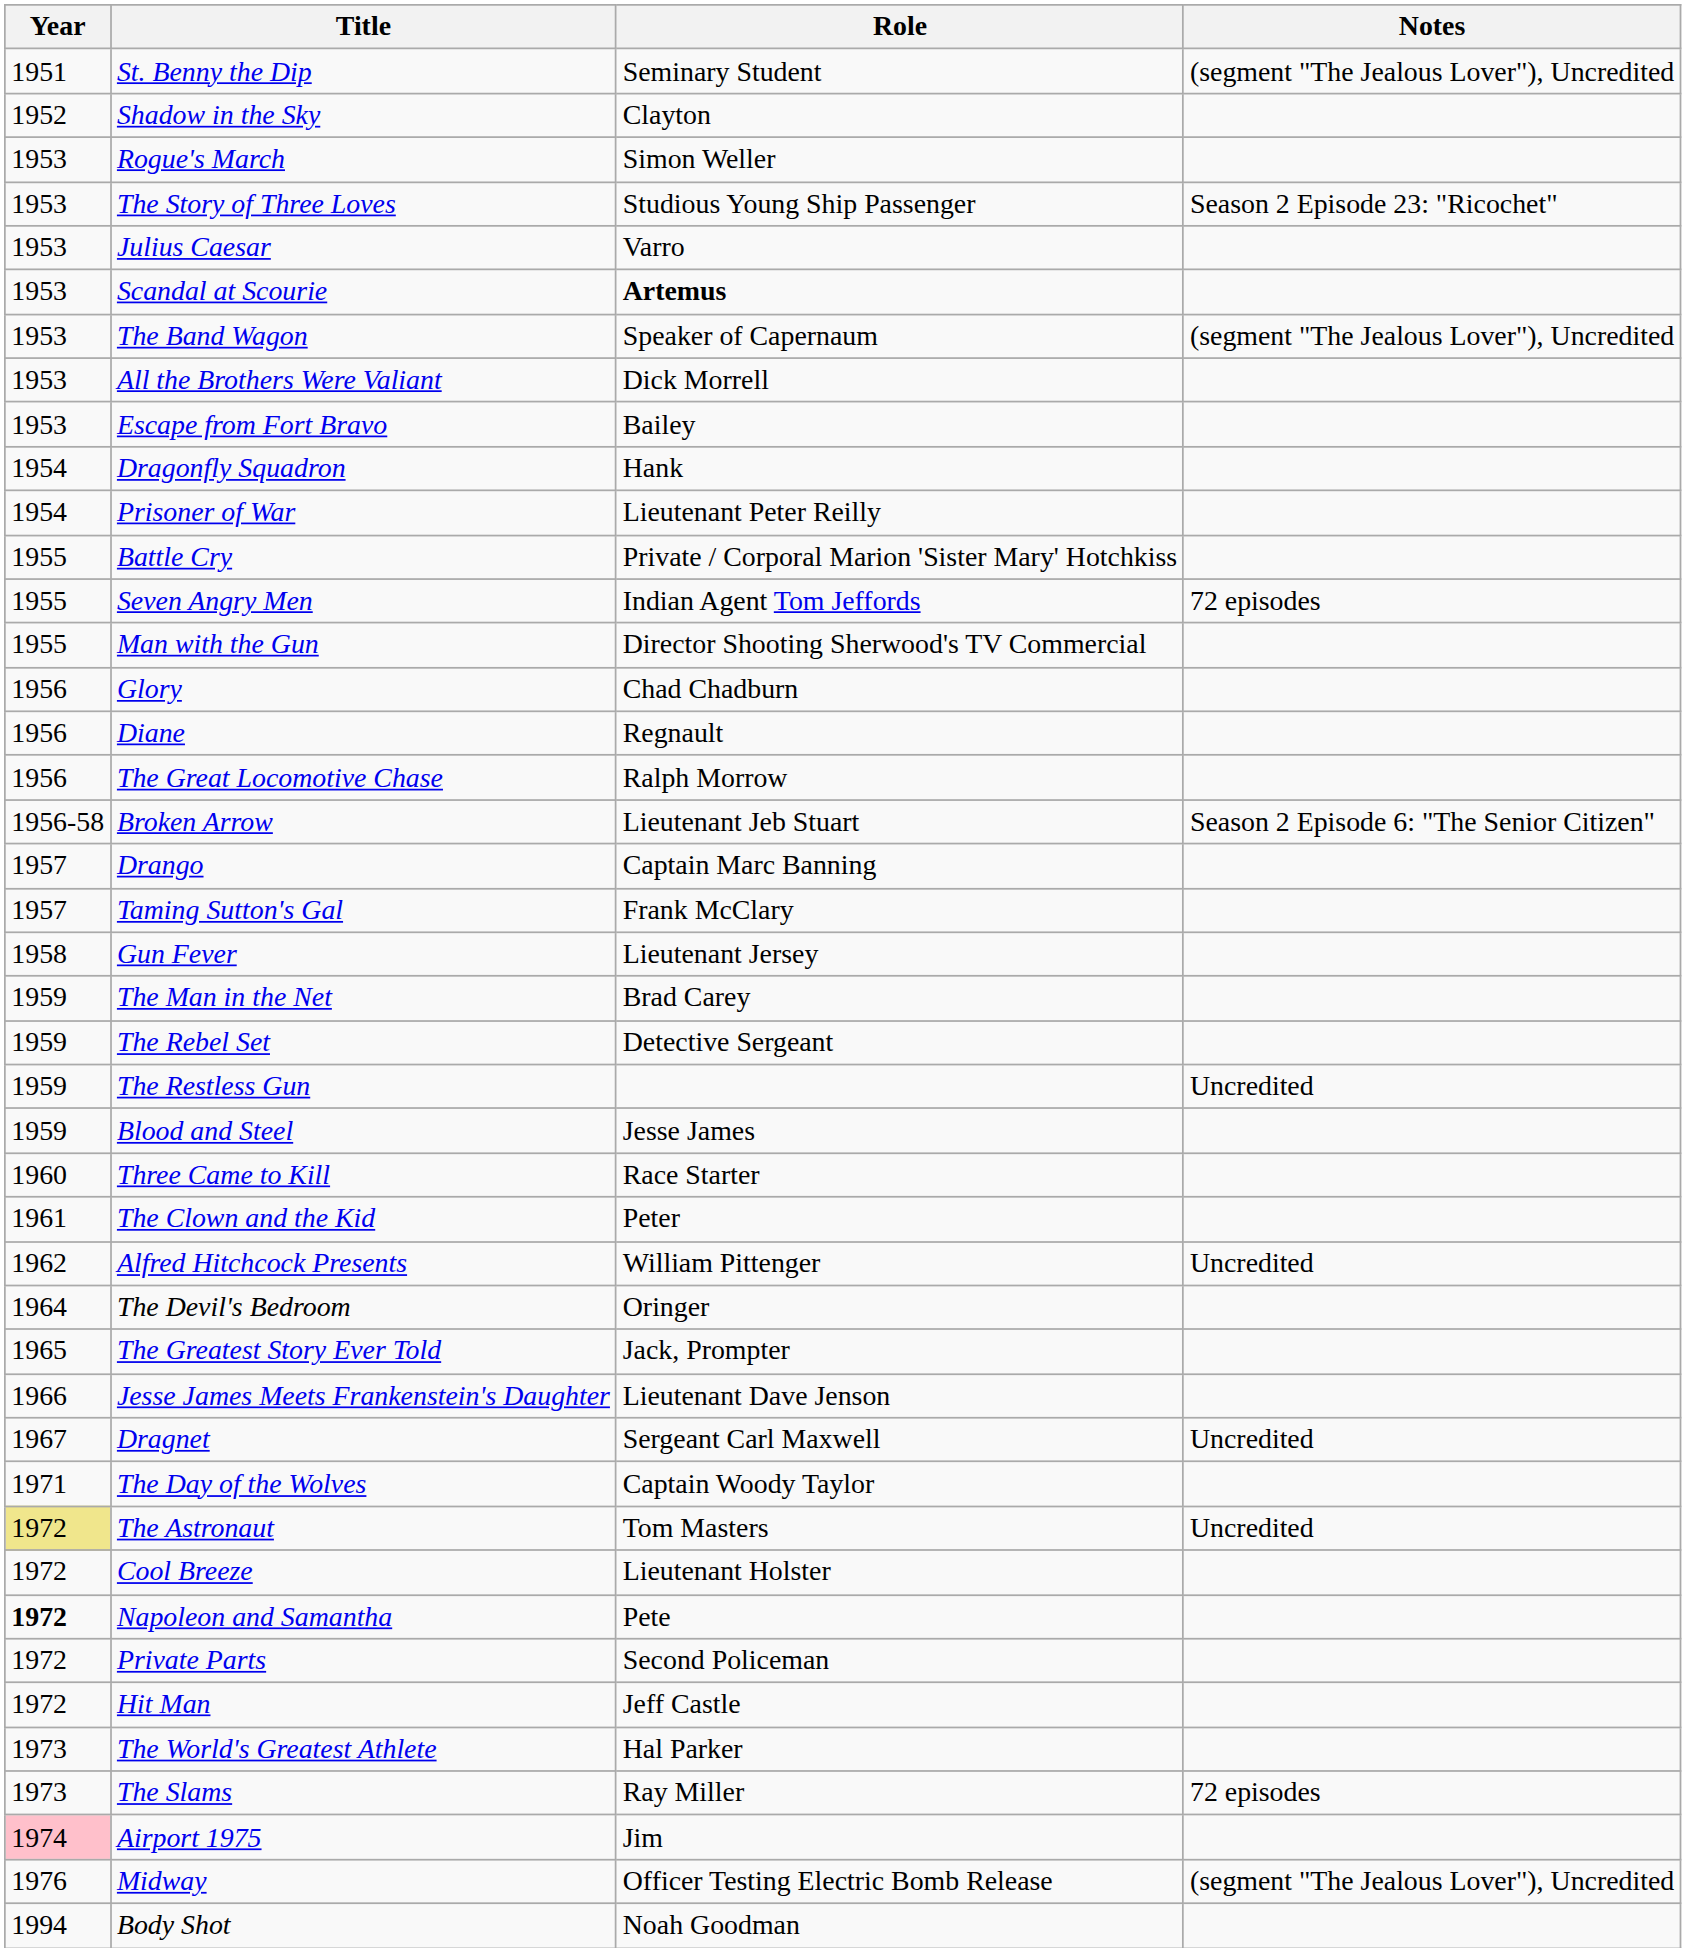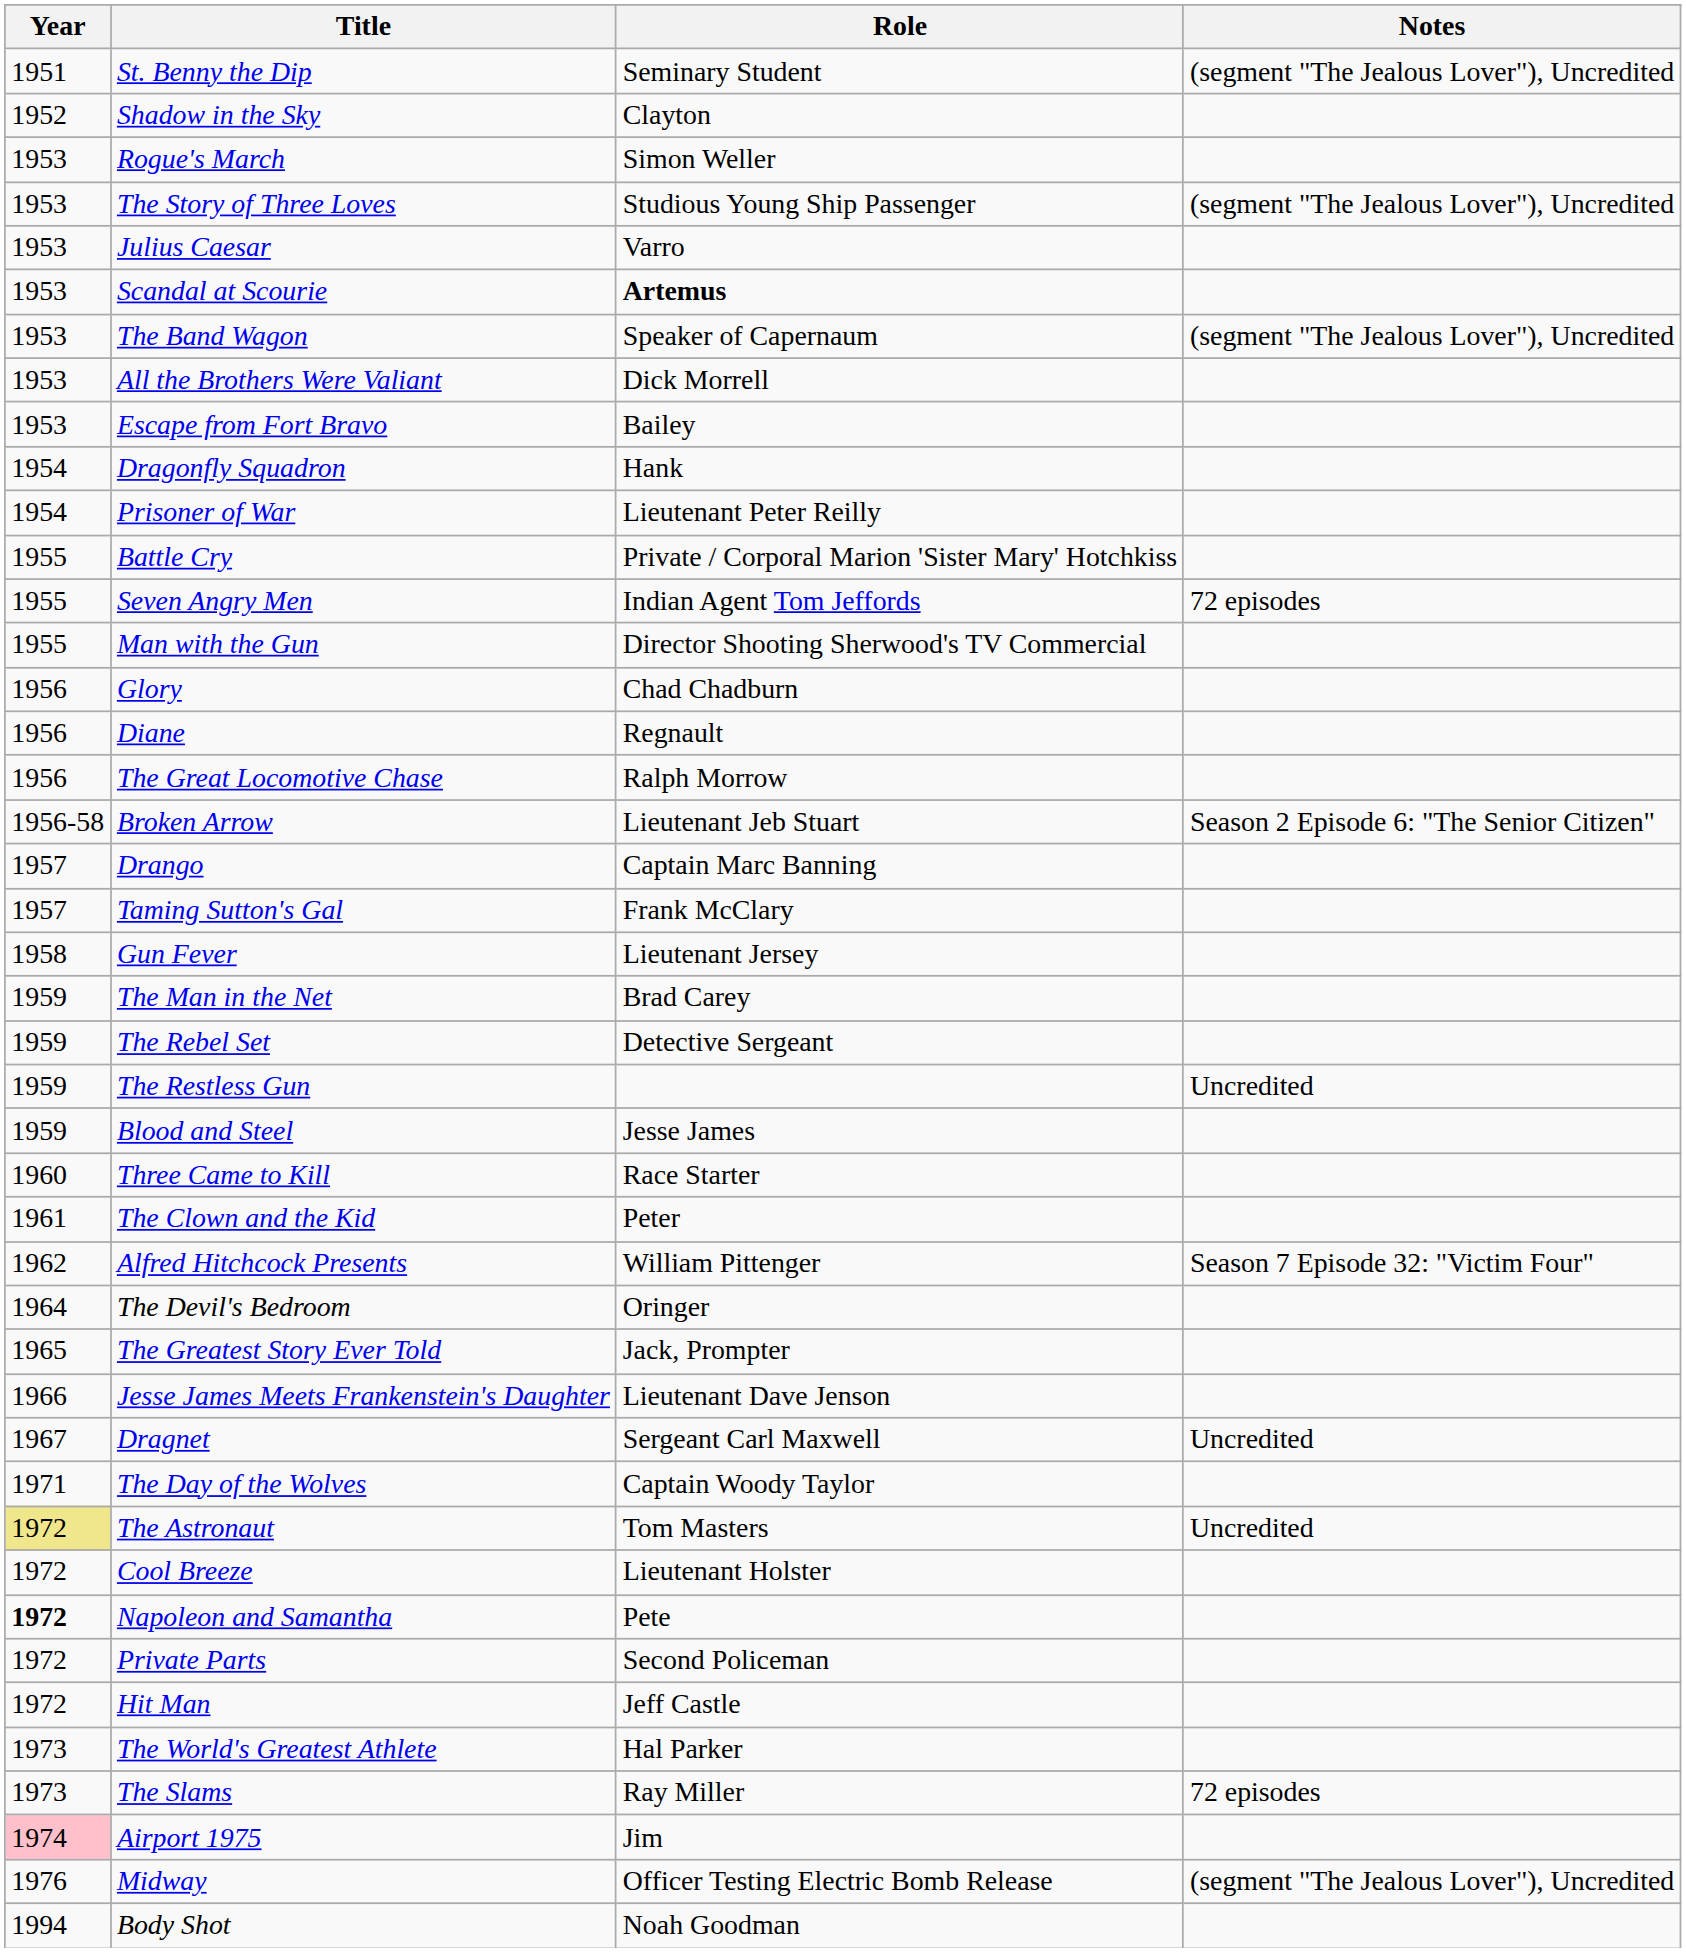(1374, 203) Season 2 Episode 23: "Ricochet" -> (1432, 203) (segment "The Jealous Lover"), Uncredited
(1252, 1262) Uncredited -> (1392, 1262) Season 7 Episode 32: "Victim Four"
